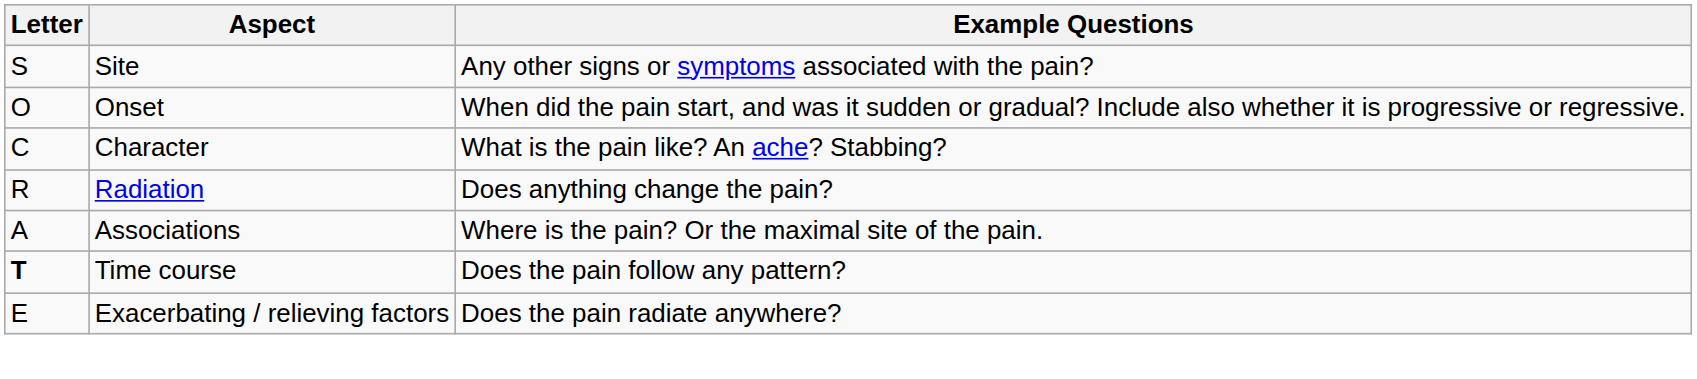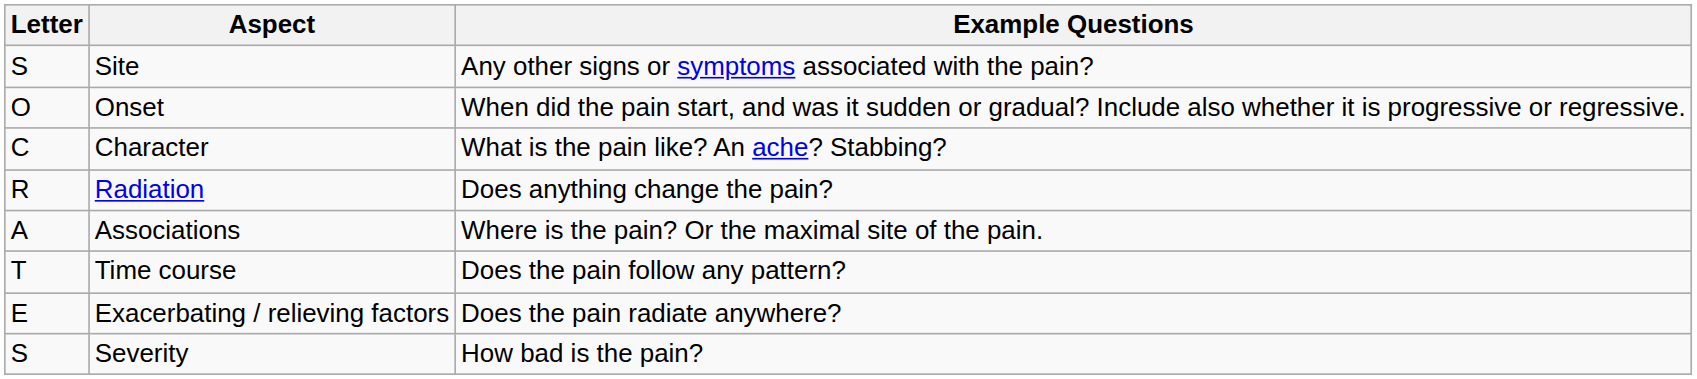(19, 271) bold -> (19, 271) normal
+ row: (142, 353)
